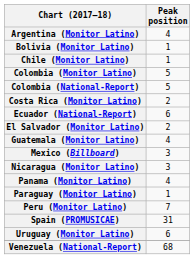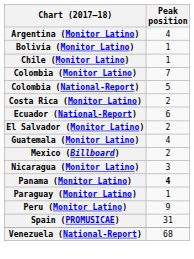(168, 74) 5 -> (168, 74) 7
(168, 154) 3 -> (168, 154) 2
(168, 181) normal -> (168, 181) bold
(168, 207) 7 -> (168, 207) 9
- row: (75, 234)
